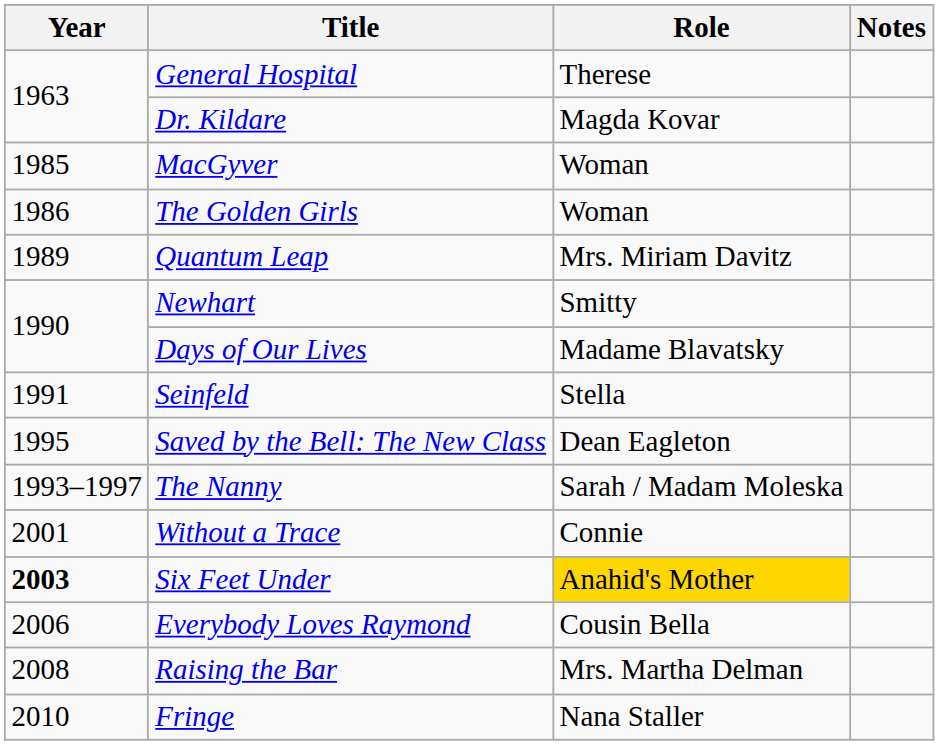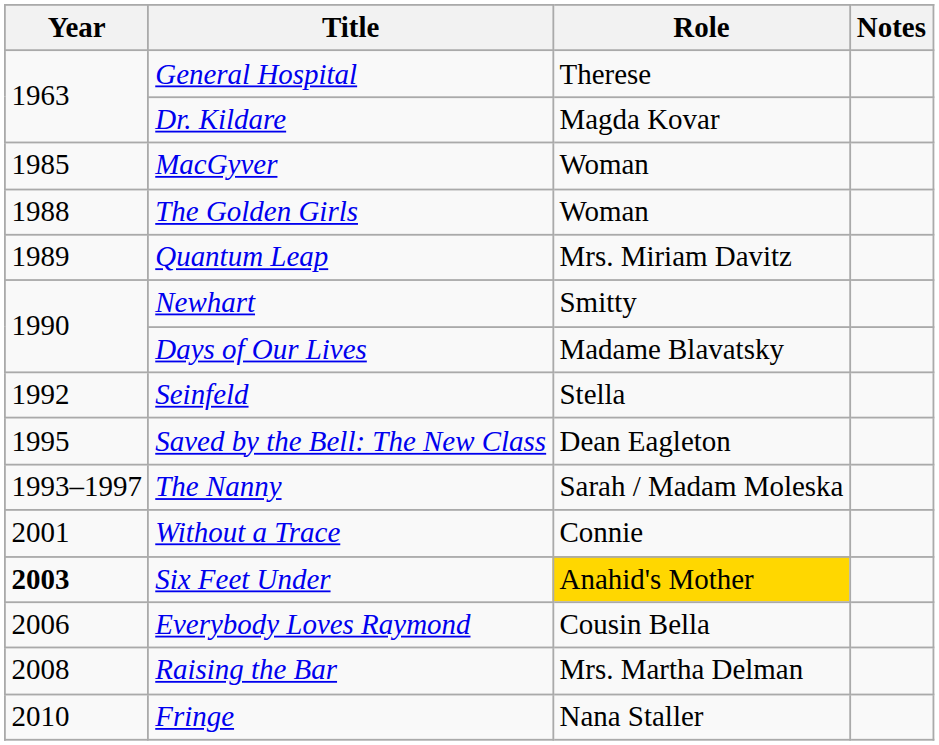(41, 211) 1986 -> (41, 211) 1988
(41, 394) 1991 -> (41, 394) 1992
